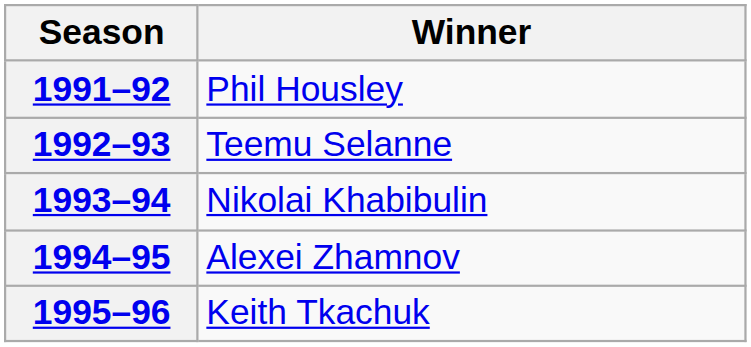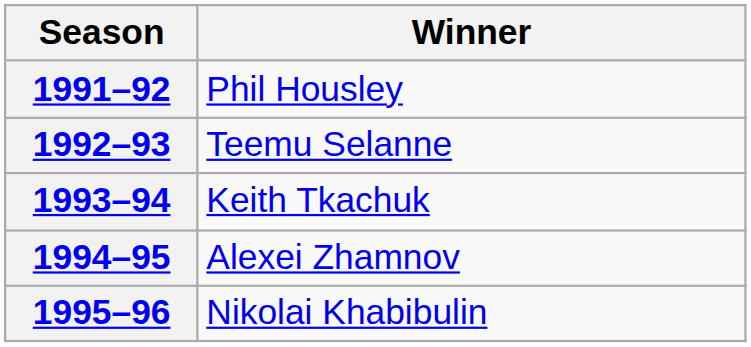(347, 200) Nikolai Khabibulin -> (318, 200) Keith Tkachuk
(318, 312) Keith Tkachuk -> (347, 312) Nikolai Khabibulin
